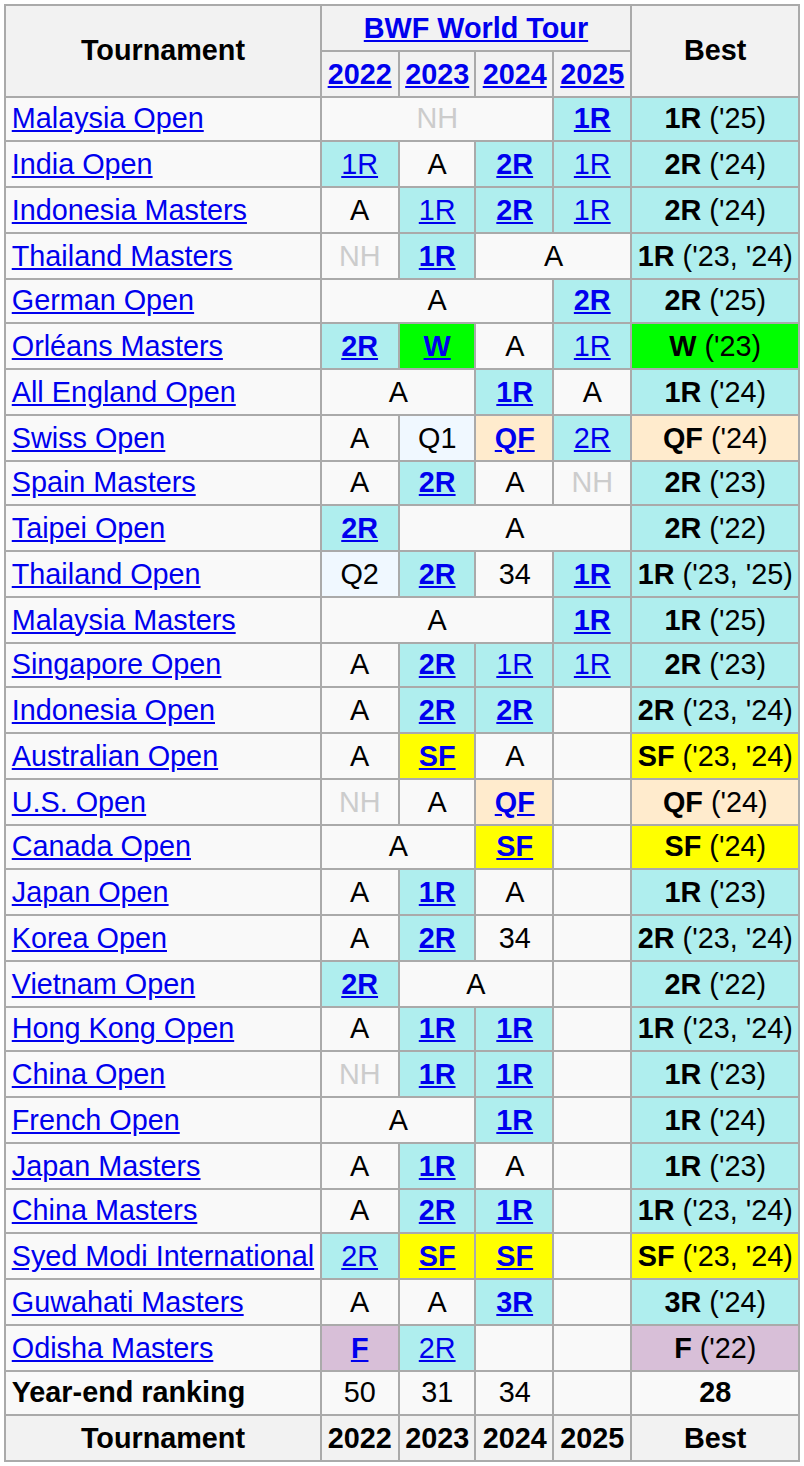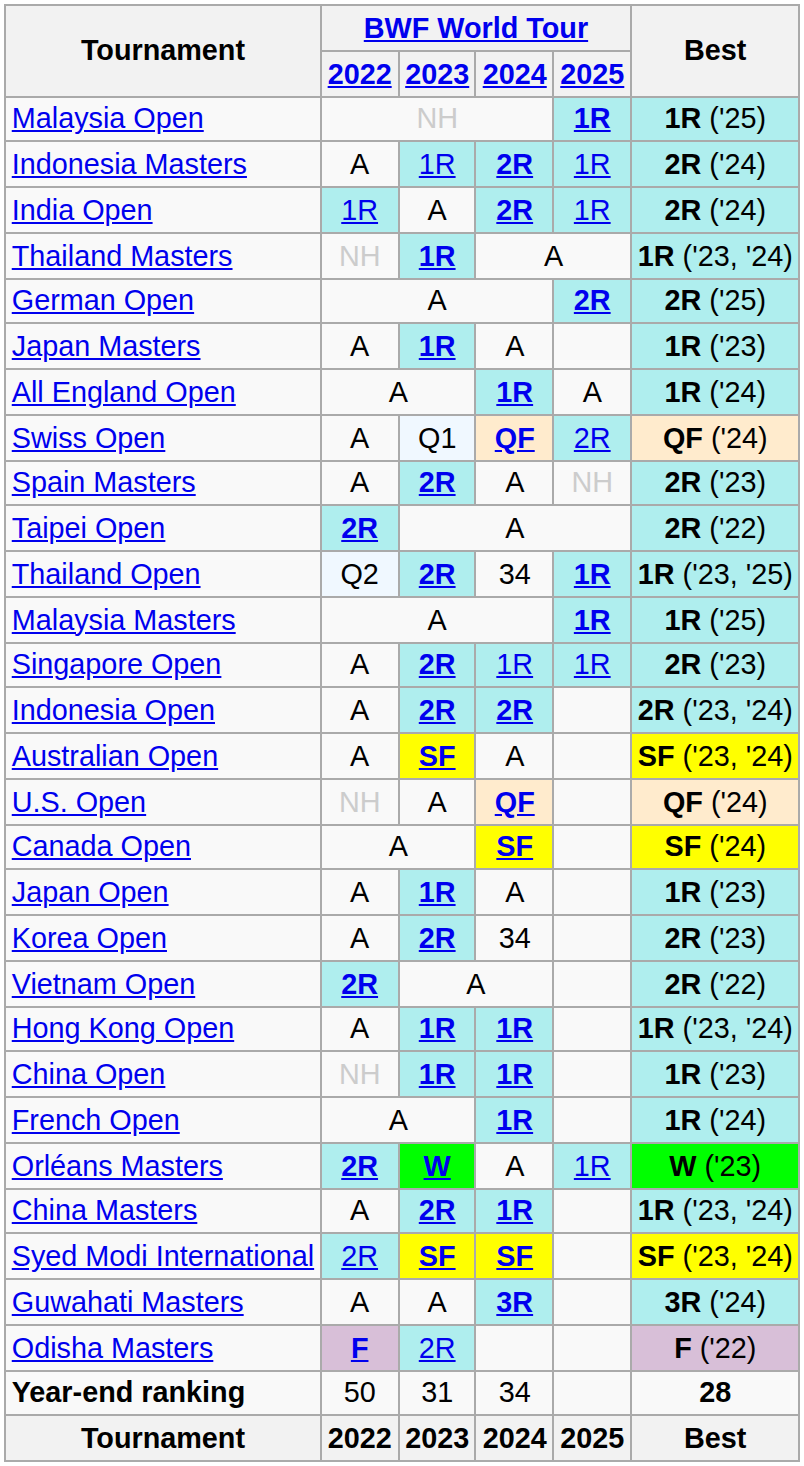rows swapped: (82, 165) <-> (129, 210)
rows swapped: (117, 347) <-> (106, 1166)
(715, 938) 2R ('23, '24) -> (715, 938) 2R ('23)
